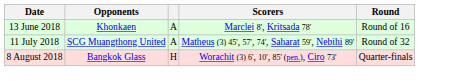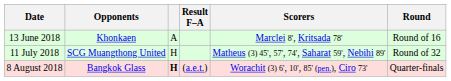+ column: (195, 17)
(174, 42) A -> (174, 53) H
(174, 57) normal -> (174, 68) bold
